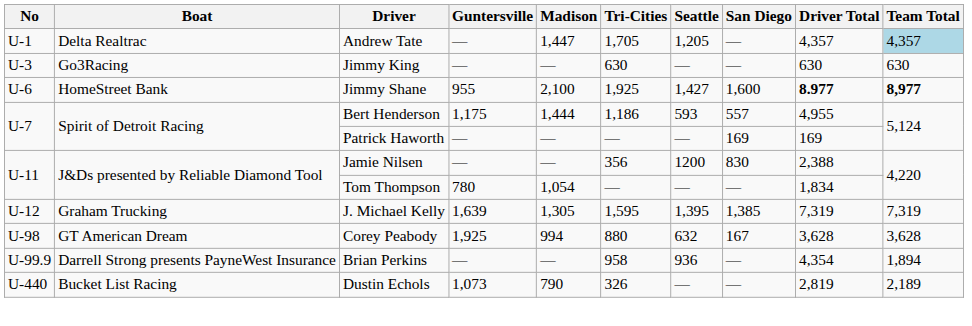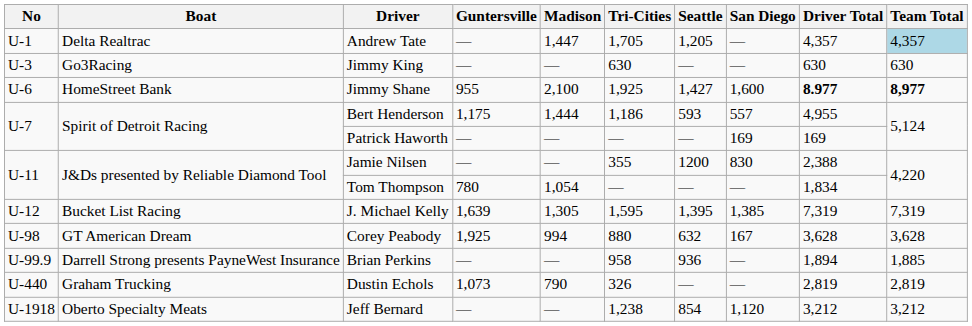(616, 162) 356 -> (620, 162) 355
(113, 211) Graham Trucking -> (121, 211) Bucket List Racing
(816, 260) 4,354 -> (820, 260) 1,894
(904, 260) 1,894 -> (908, 260) 1,885
(117, 284) Bucket List Racing -> (116, 284) Graham Trucking
(904, 284) 2,189 -> (908, 284) 2,819
+ row: (385, 308)
